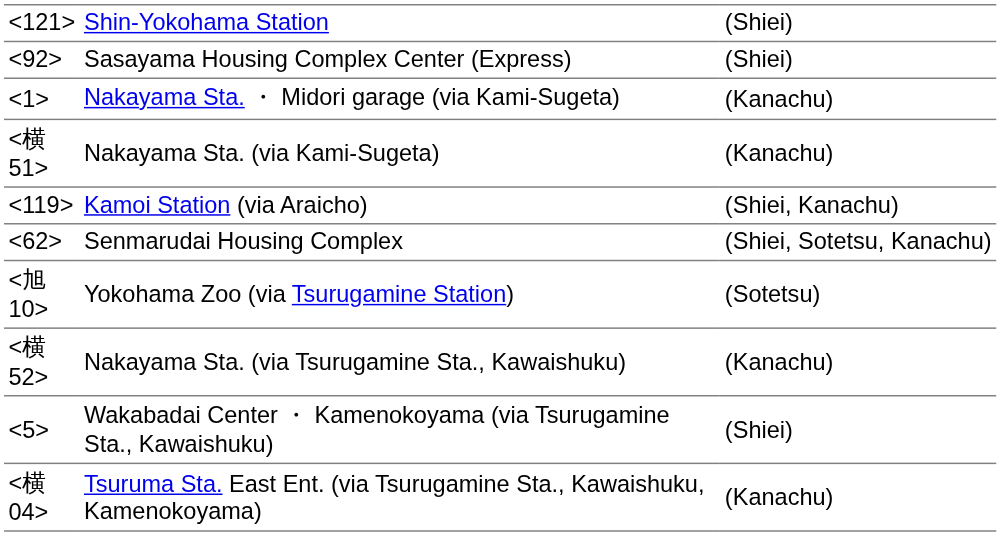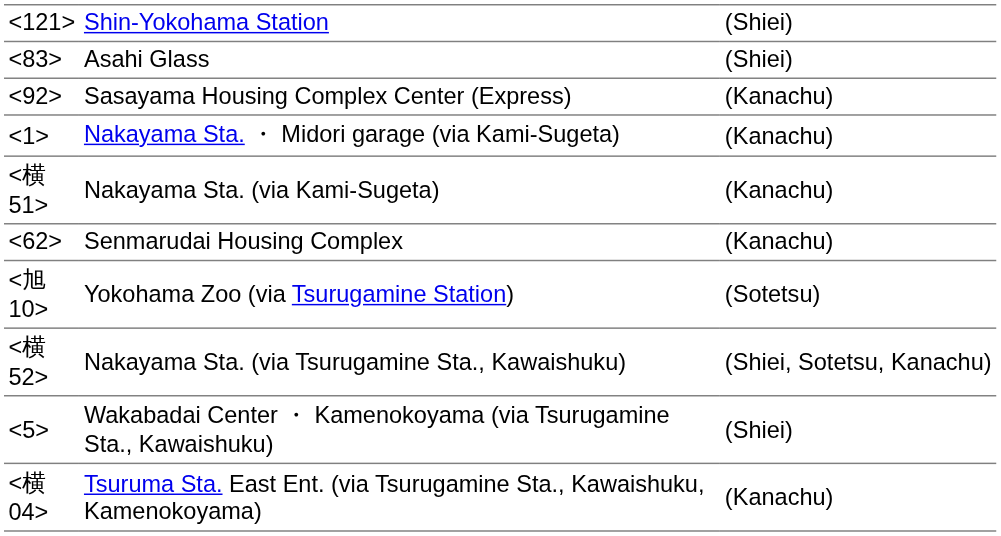+ row: (147, 59)
(759, 59) (Shiei) -> (779, 96) (Kanachu)
- row: (226, 205)
(858, 241) (Shiei, Sotetsu, Kanachu) -> (779, 241) (Kanachu)
(779, 361) (Kanachu) -> (858, 361) (Shiei, Sotetsu, Kanachu)
